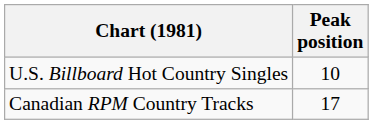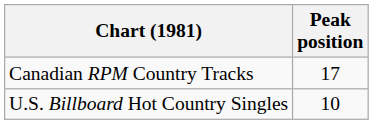rows swapped: (149, 72) <-> (131, 103)
